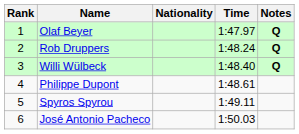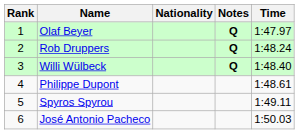columns swapped: (237, 13) <-> (276, 13)
